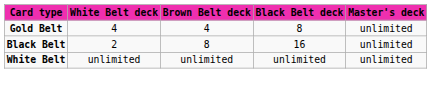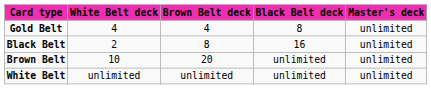+ row: (36, 60)
